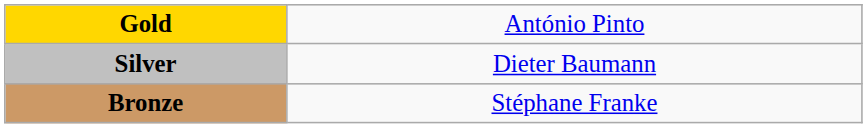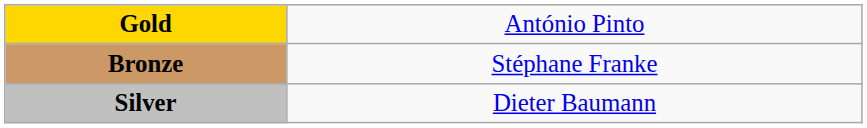rows swapped: (146, 63) <-> (146, 102)
